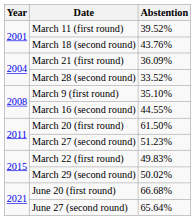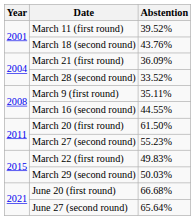(156, 93) 35.10% -> (156, 93) 35.11%
(156, 142) 51.23% -> (156, 142) 55.23%
(156, 175) 50.02% -> (156, 175) 50.03%
